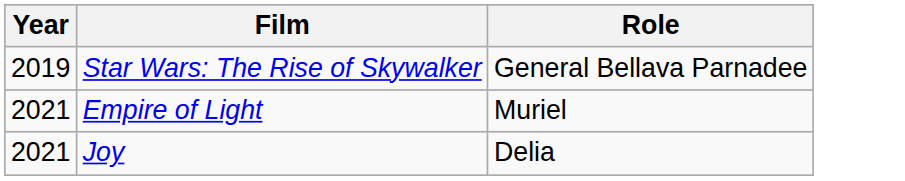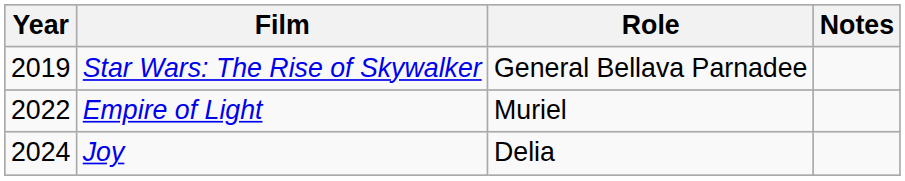+ column: (857, 25)
(41, 110) 2021 -> (41, 110) 2022
(41, 152) 2021 -> (41, 152) 2024
